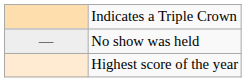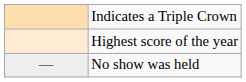rows swapped: (165, 65) <-> (145, 41)
